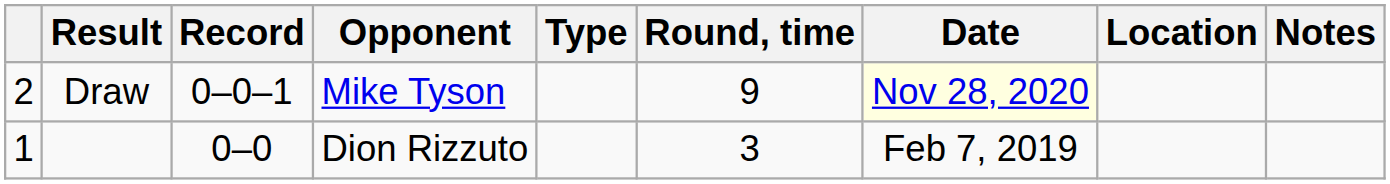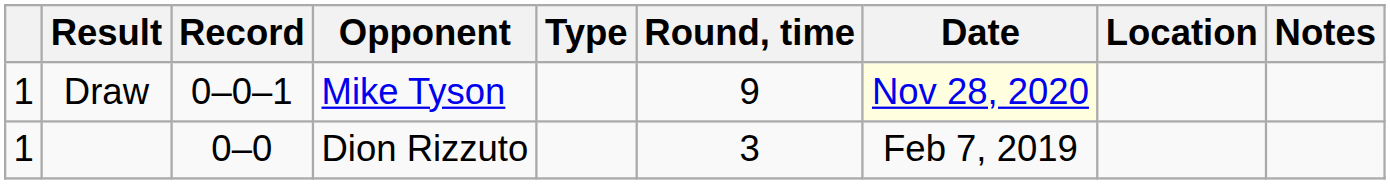(24, 91) 2 -> (24, 91) 1
